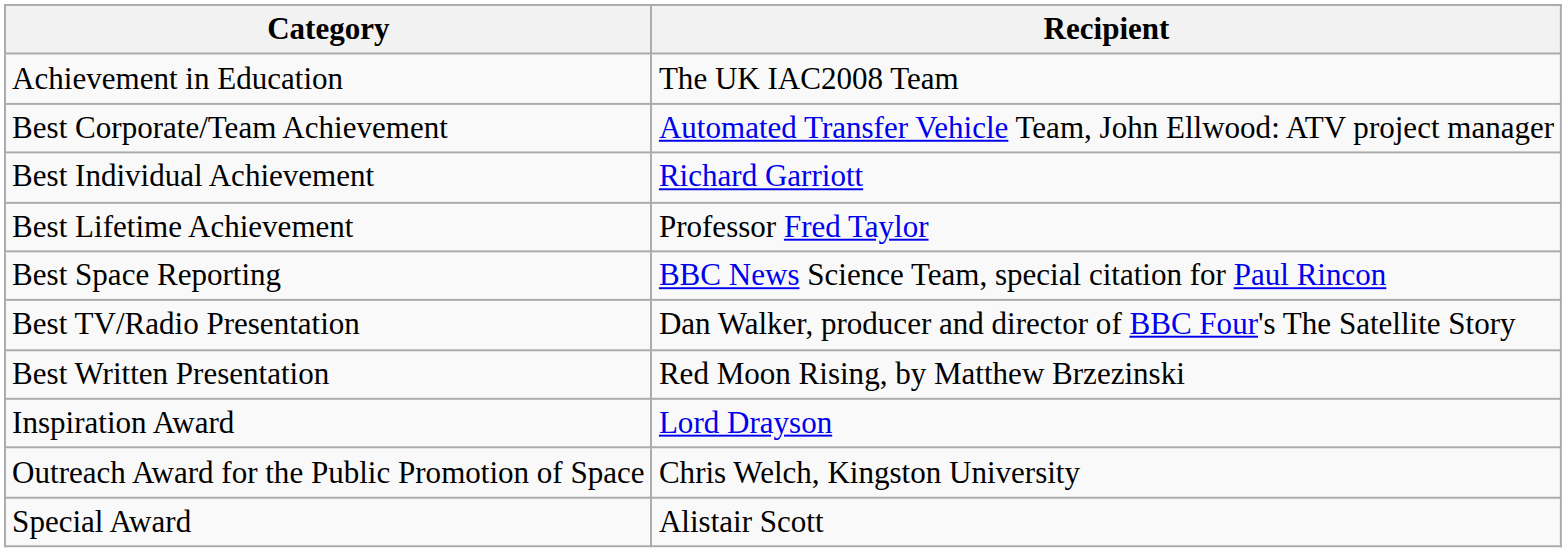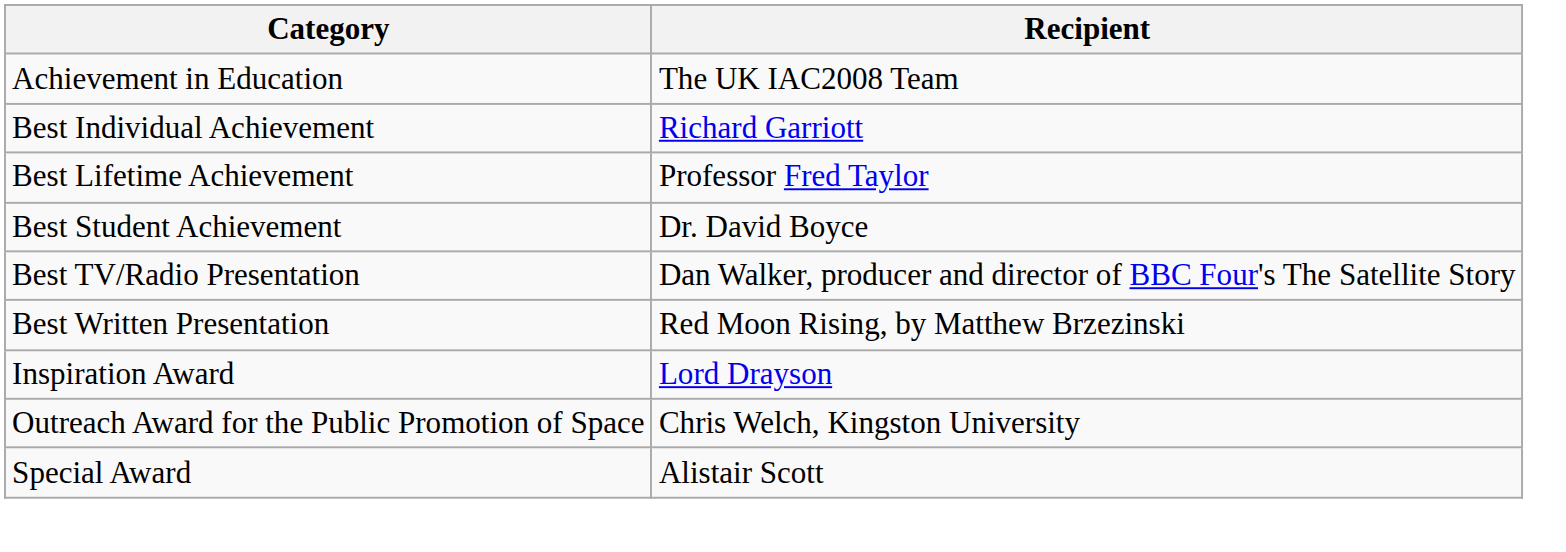- row: (230, 127)
- row: (147, 275)
+ row: (177, 226)
